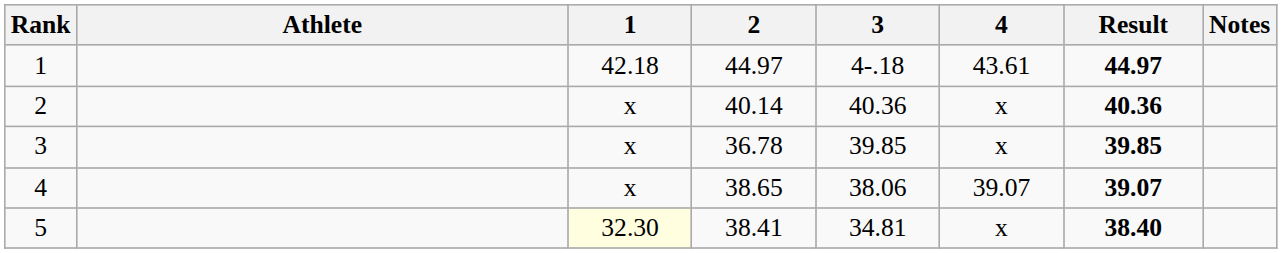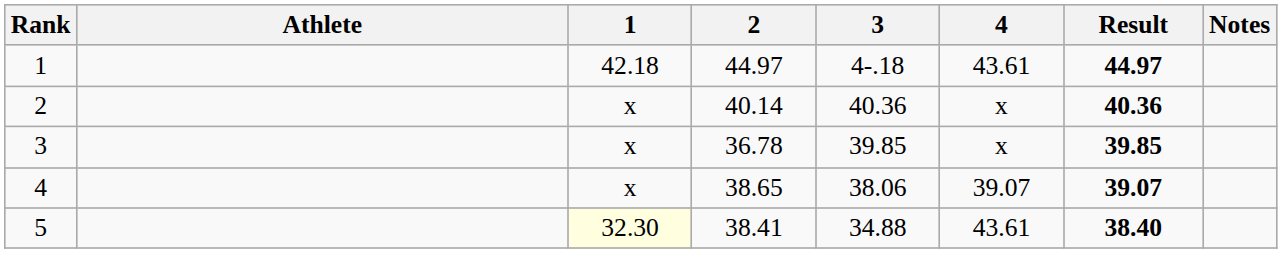(878, 227) 34.81 -> (878, 227) 34.88
(1001, 227) x -> (1001, 227) 43.61
